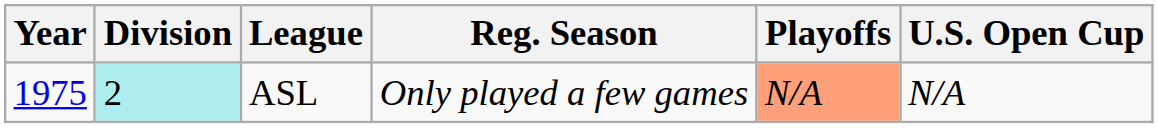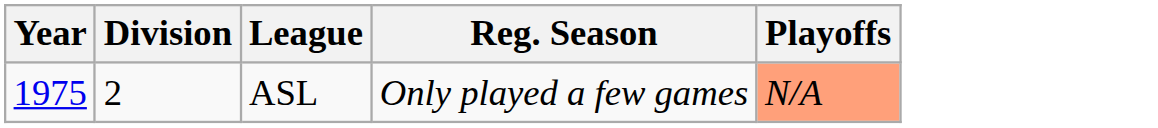- column: (1026, 33)
(113, 91) paleturquoise background -> (113, 91) no background
